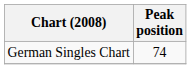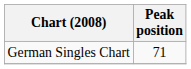(160, 52) 74 -> (160, 52) 71
